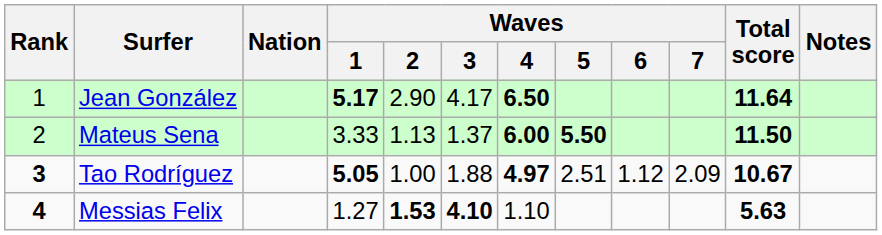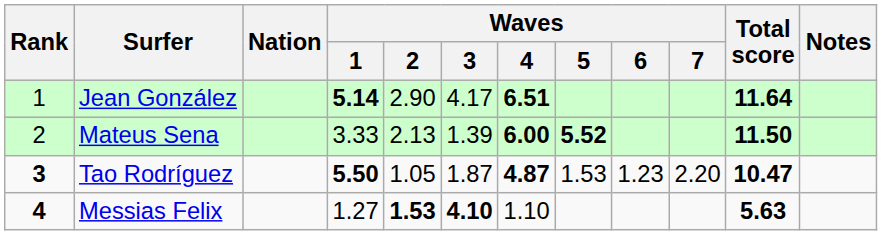(356, 98) 5.17 -> (356, 98) 5.14
(527, 98) 6.50 -> (527, 98) 6.51
(413, 135) 1.13 -> (413, 135) 2.13
(470, 135) 1.37 -> (470, 135) 1.39
(584, 135) 5.50 -> (584, 135) 5.52
(356, 173) 5.05 -> (356, 173) 5.50
(413, 173) 1.00 -> (413, 173) 1.05
(470, 173) 1.88 -> (470, 173) 1.87
(527, 173) 4.97 -> (527, 173) 4.87
(584, 173) 2.51 -> (584, 173) 1.53
(641, 173) 1.12 -> (641, 173) 1.23
(698, 173) 2.09 -> (698, 173) 2.20
(763, 173) 10.67 -> (763, 173) 10.47
